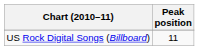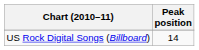(173, 38) 11 -> (173, 38) 14
